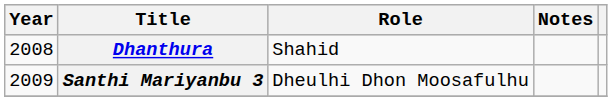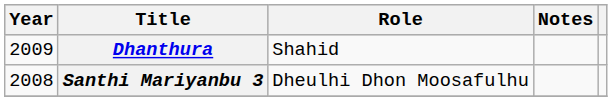(31, 50) 2008 -> (31, 50) 2009
(31, 80) 2009 -> (31, 80) 2008
